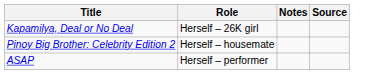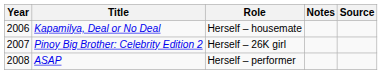+ column: (18, 12)
(219, 28) Herself – 26K girl -> (255, 28) Herself – housemate
(227, 45) Herself – housemate -> (247, 45) Herself – 26K girl
